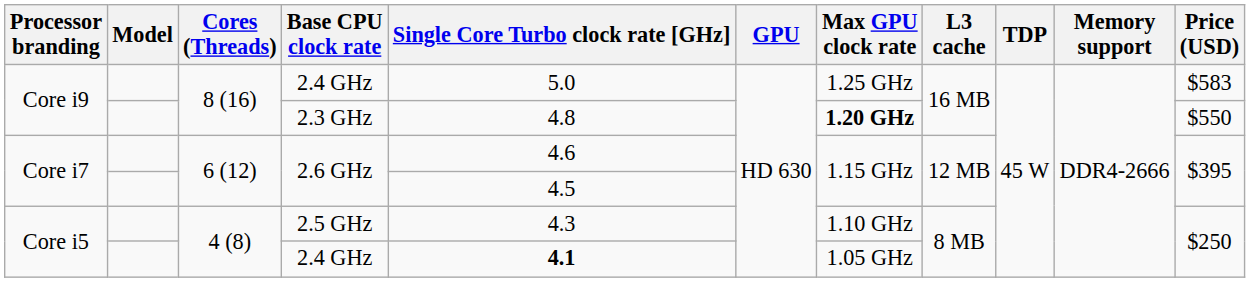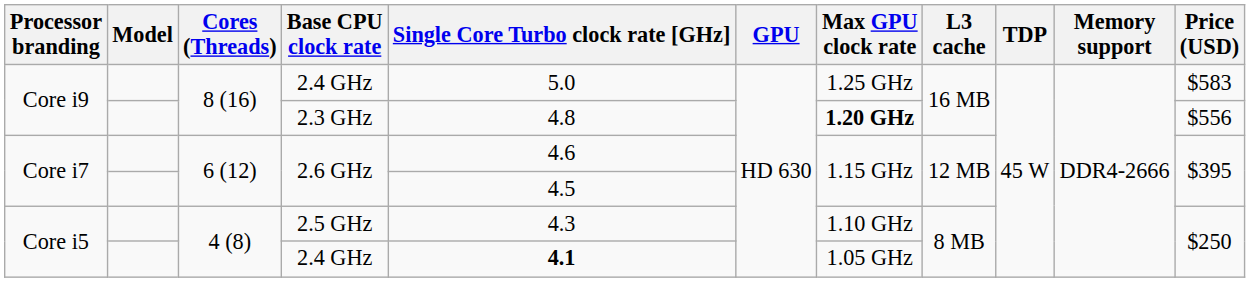(1209, 117) $550 -> (1209, 117) $556
